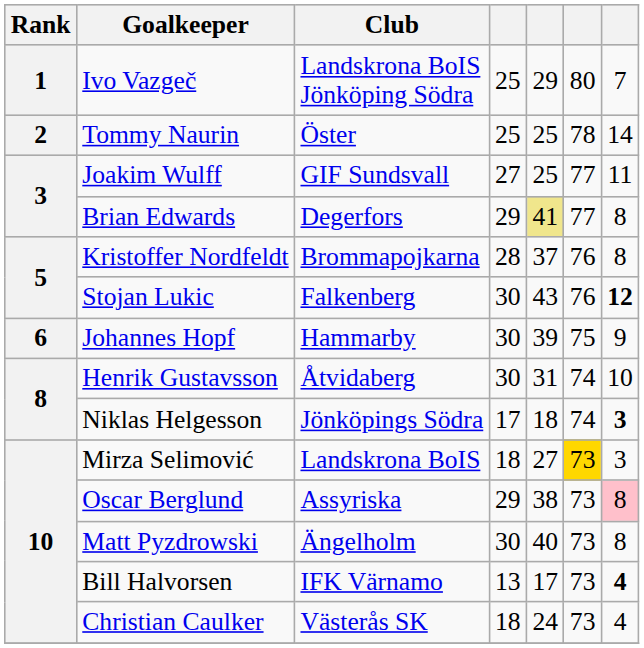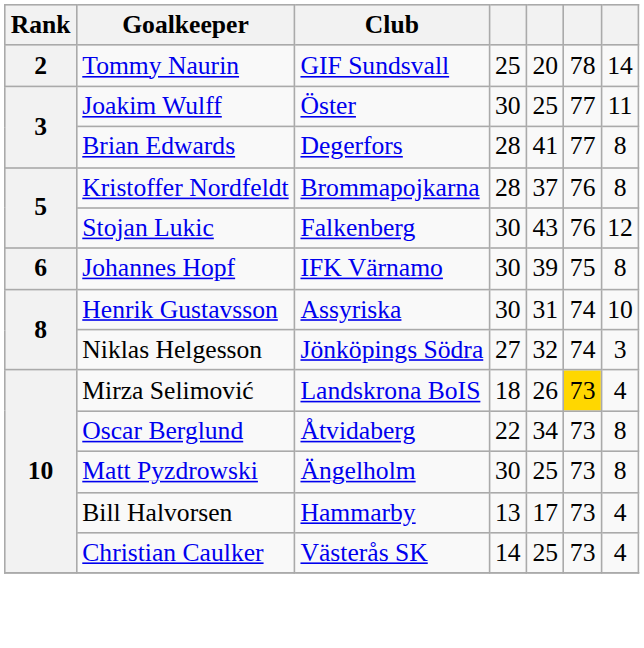- row: (139, 79)
(328, 134) Öster -> (375, 65) GIF Sundsvall
(545, 134) 25 -> (545, 65) 20
(375, 175) GIF Sundsvall -> (328, 106) Öster
(508, 175) 27 -> (508, 106) 30
(508, 216) 29 -> (508, 146) 28
(545, 216) khaki background -> (545, 146) no background
(620, 297) bold -> (620, 227) normal
(358, 337) Hammarby -> (372, 268) IFK Värnamo
(620, 337) 9 -> (620, 268) 8
(358, 378) Åtvidaberg -> (351, 308) Assyriska
(508, 418) 17 -> (508, 349) 27
(545, 418) 18 -> (545, 349) 32
(620, 418) bold -> (620, 349) normal
(545, 459) 27 -> (545, 390) 26
(620, 459) 3 -> (620, 390) 4
(351, 500) Assyriska -> (358, 430) Åtvidaberg
(508, 500) 29 -> (508, 430) 22
(545, 500) 38 -> (545, 430) 34
(620, 500) pink background -> (620, 430) no background
(545, 540) 40 -> (545, 471) 25
(372, 581) IFK Värnamo -> (358, 512) Hammarby
(620, 581) bold -> (620, 512) normal
(508, 622) 18 -> (508, 552) 14
(545, 622) 24 -> (545, 552) 25
